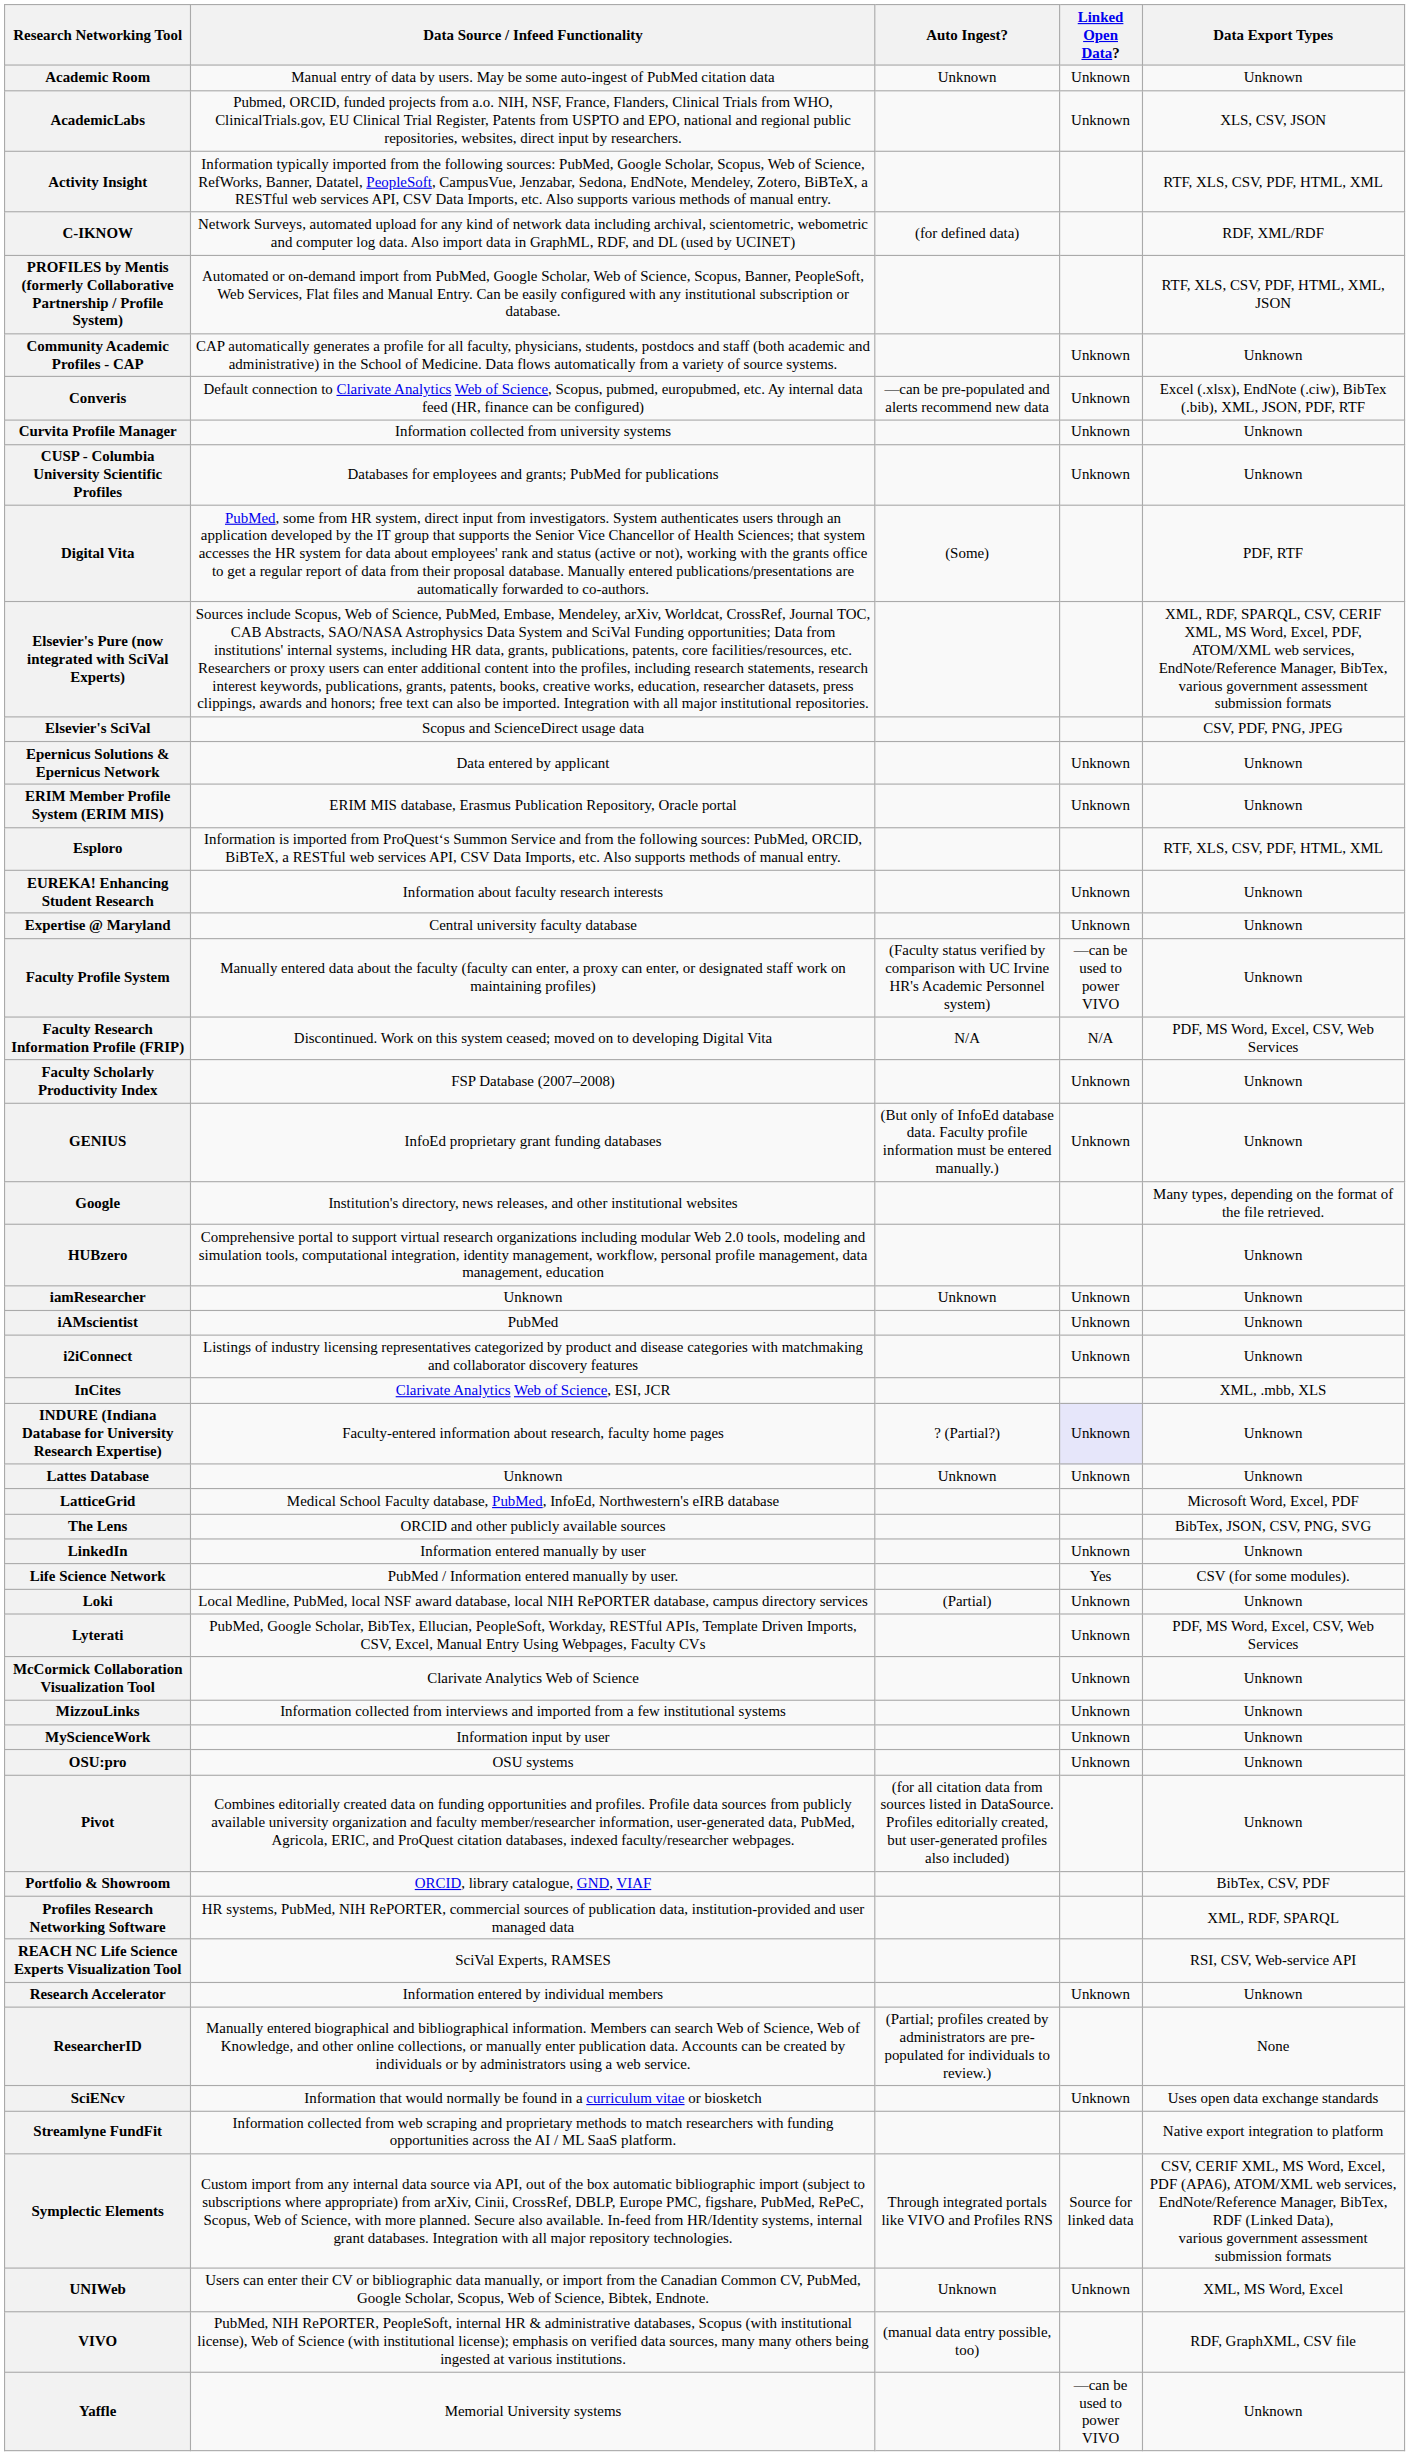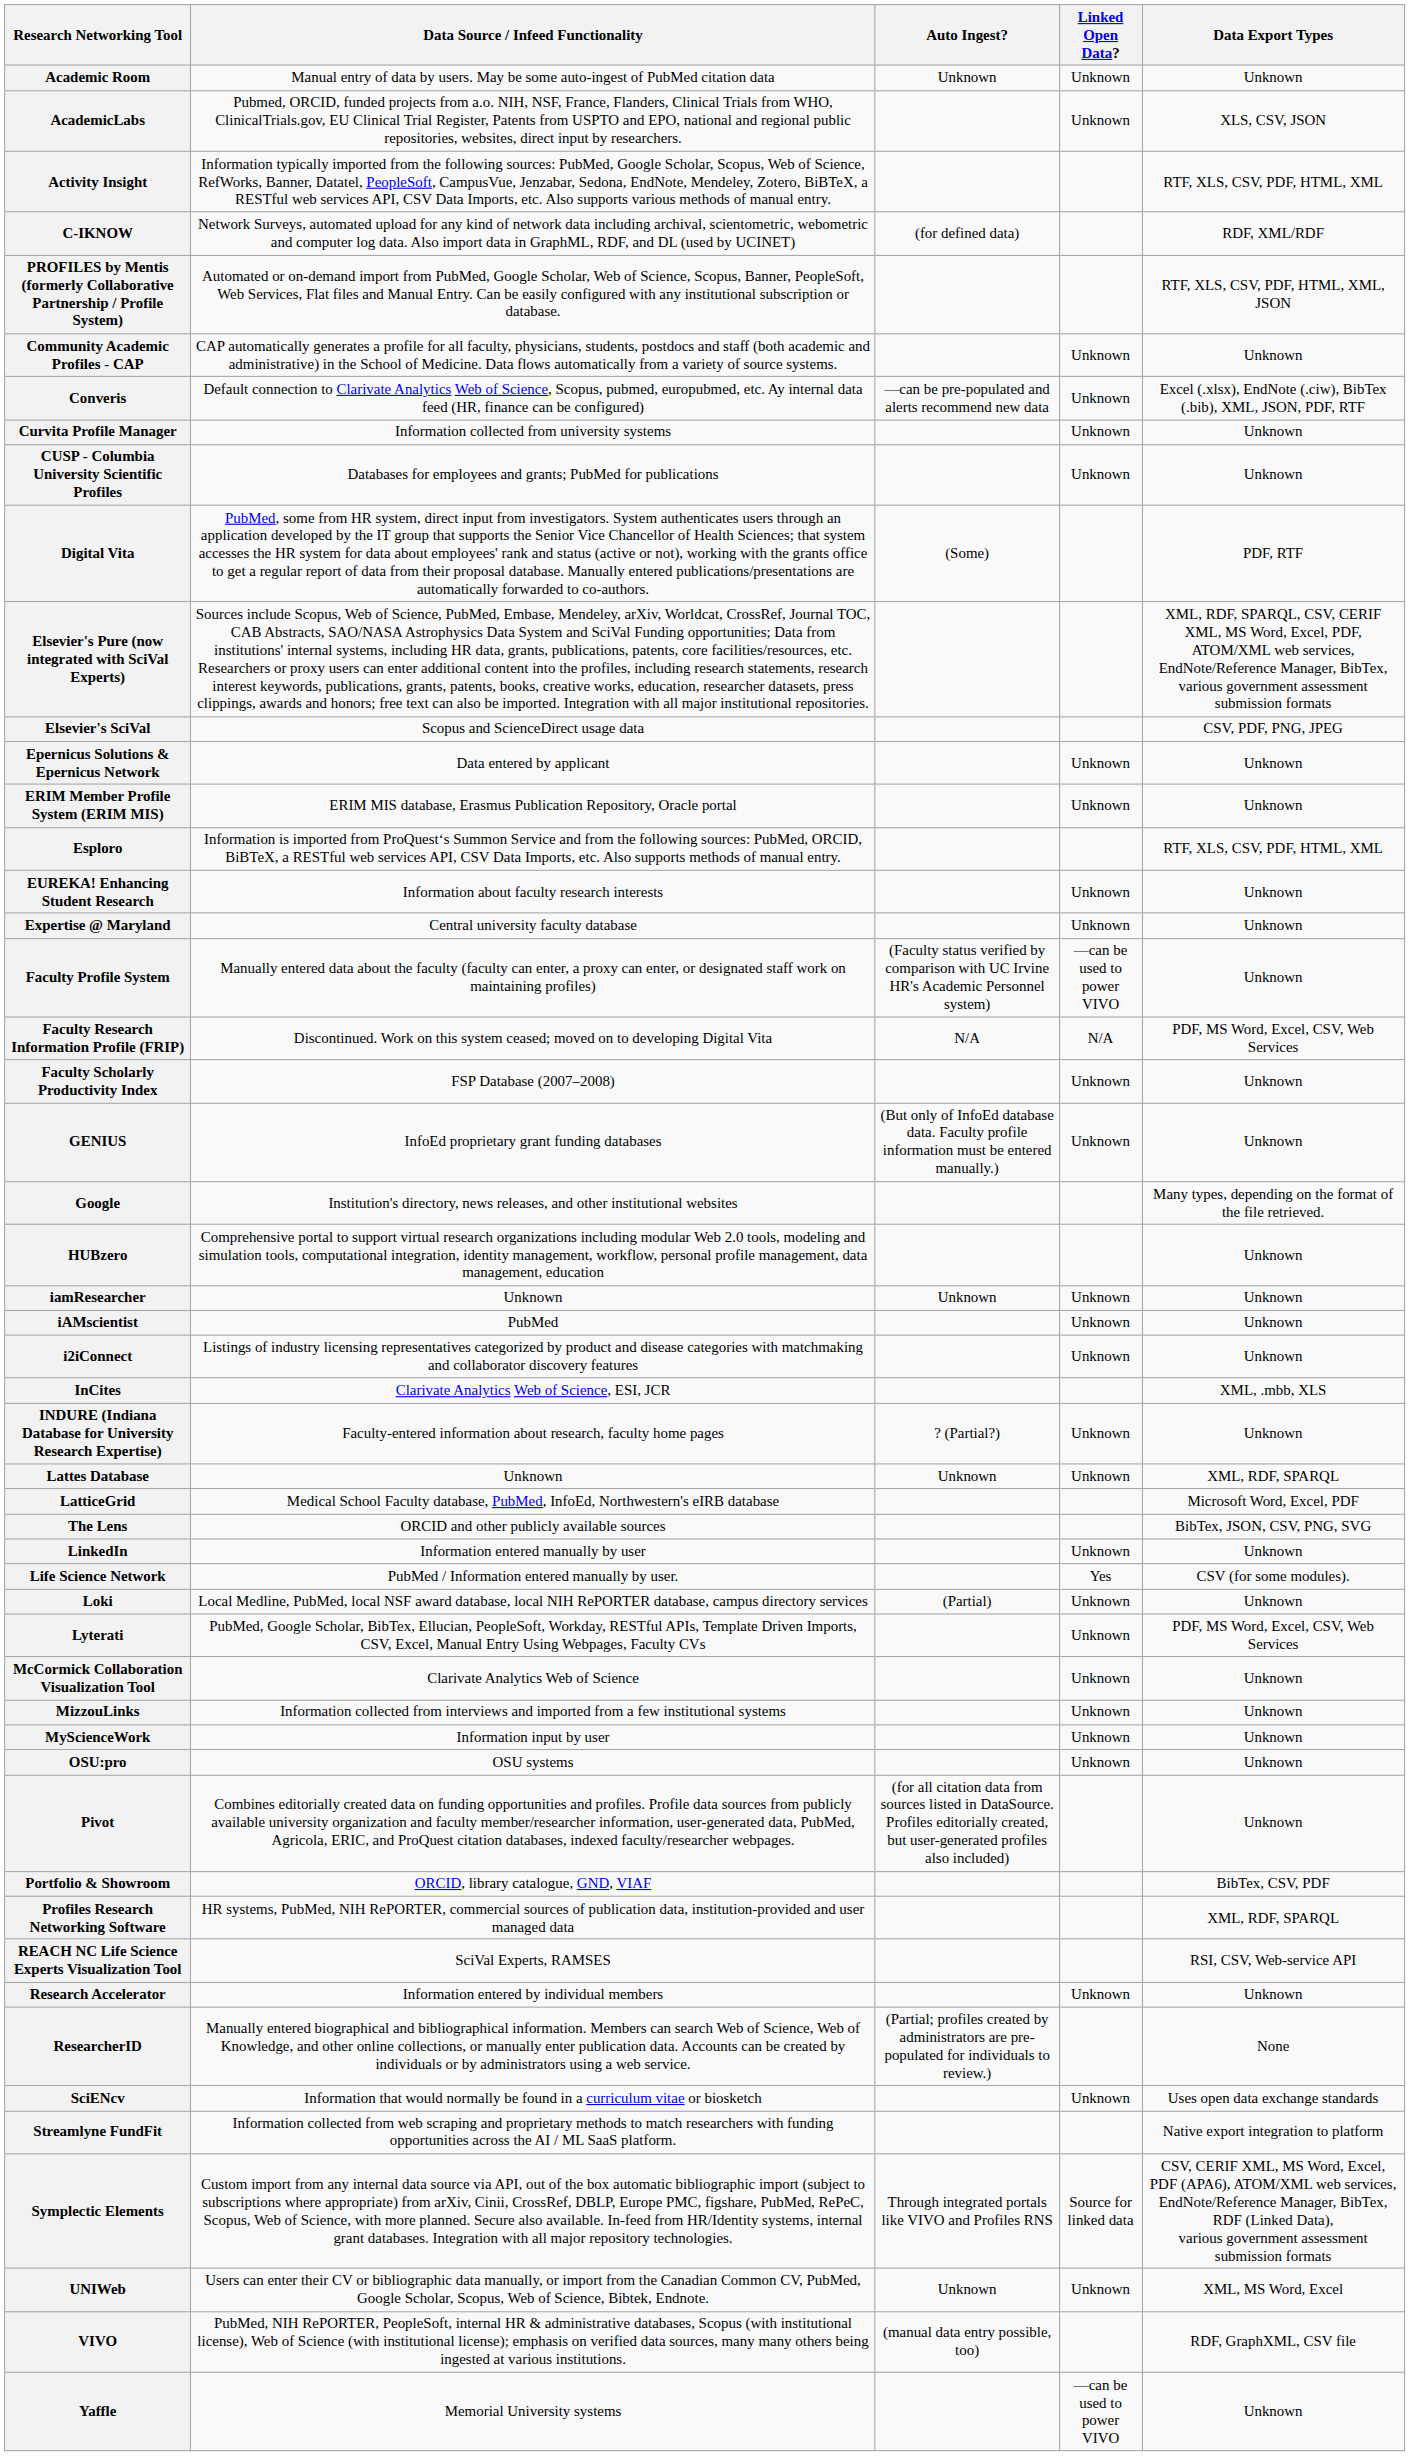(1101, 1433) lavender background -> (1101, 1433) no background
(1273, 1476) Unknown -> (1273, 1476) XML, RDF, SPARQL
